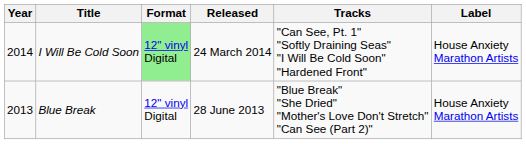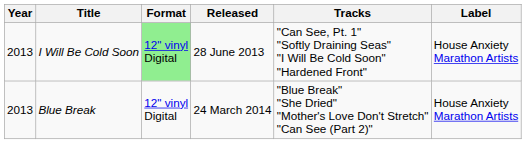(20, 51) 2014 -> (20, 51) 2013
(232, 51) 24 March 2014 -> (229, 51) 28 June 2013
(229, 109) 28 June 2013 -> (232, 109) 24 March 2014
